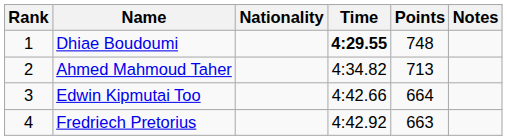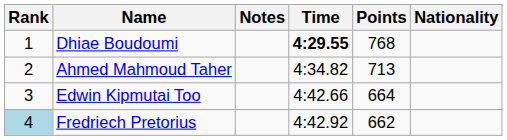columns swapped: (282, 17) <-> (476, 17)
(420, 43) 748 -> (381, 43) 768
(28, 122) no background -> (28, 122) lightblue background
(420, 122) 663 -> (381, 122) 662
